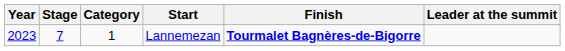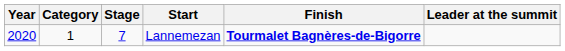columns swapped: (60, 14) <-> (112, 14)
(22, 35) 2023 -> (22, 35) 2020
